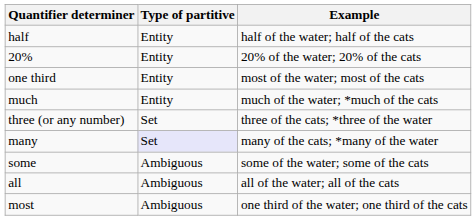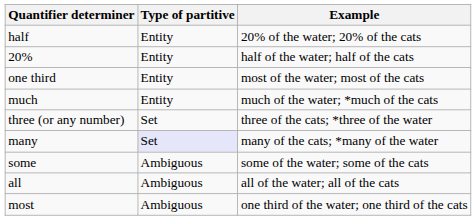(327, 36) half of the water; half of the cats -> (331, 36) 20% of the water; 20% of the cats
(331, 57) 20% of the water; 20% of the cats -> (327, 57) half of the water; half of the cats
